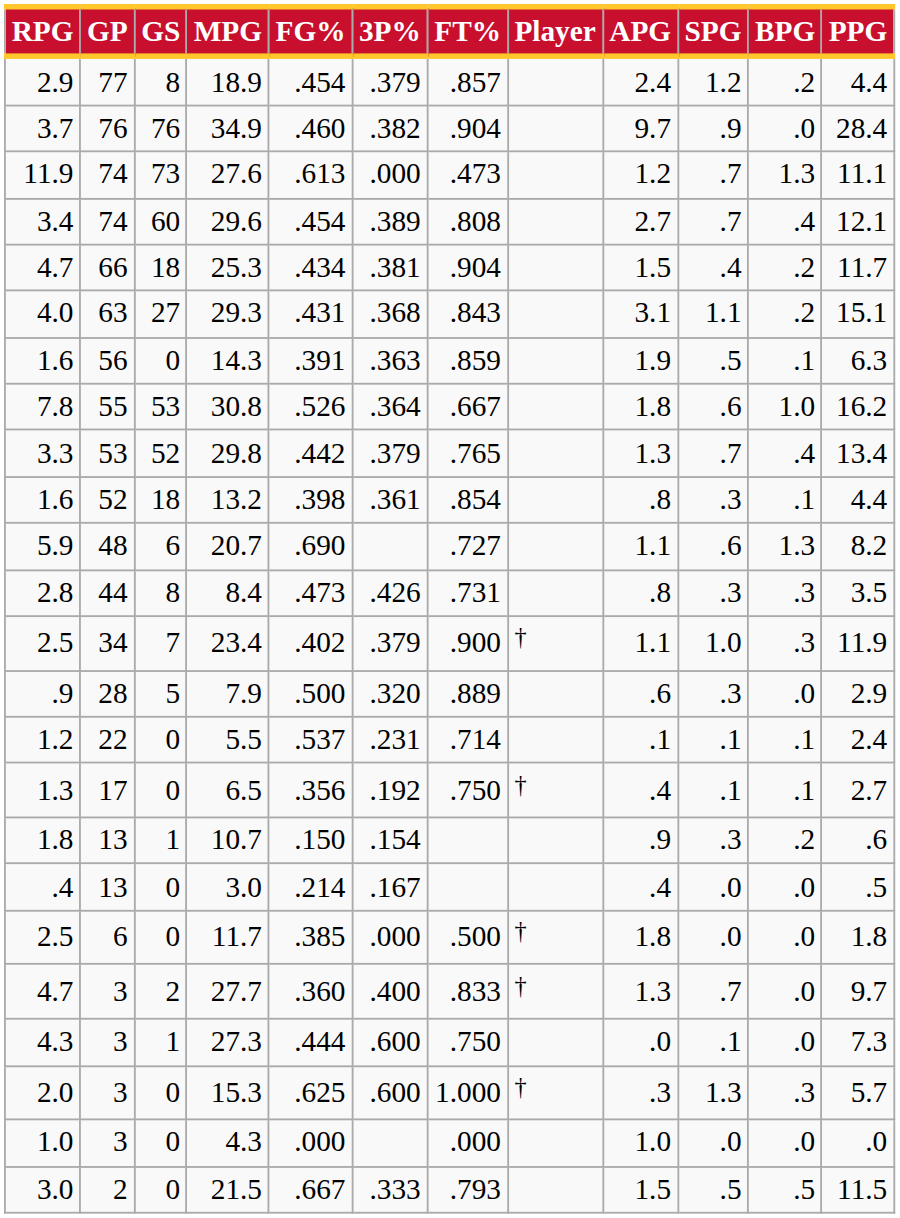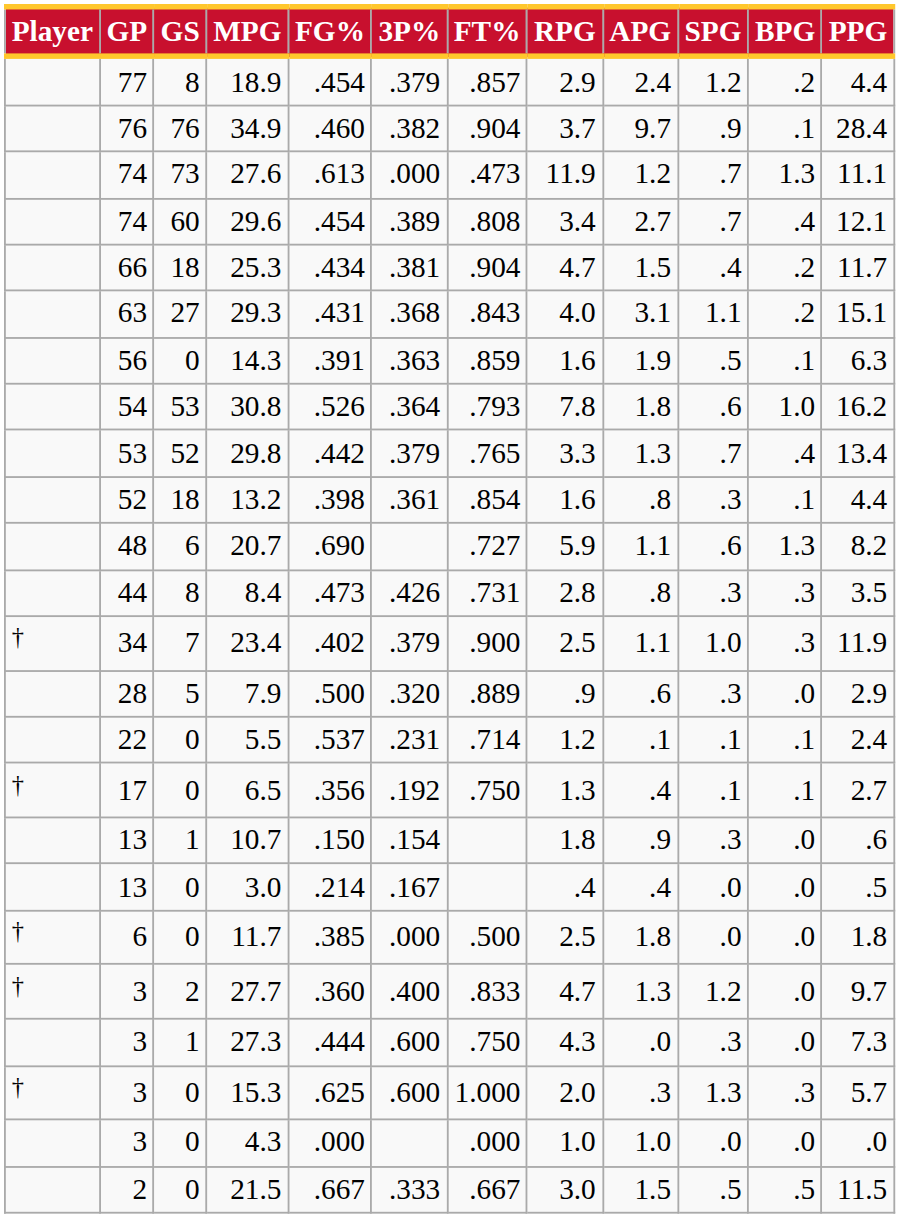columns swapped: (555, 31) <-> (43, 31)
(804, 127) .0 -> (804, 127) .1
(113, 406) 55 -> (132, 406) 54
(475, 406) .667 -> (495, 406) .793
(804, 840) .2 -> (804, 840) .0
(731, 991) .7 -> (723, 991) 1.2
(731, 1041) .1 -> (731, 1041) .3
(475, 1189) .793 -> (495, 1189) .667
